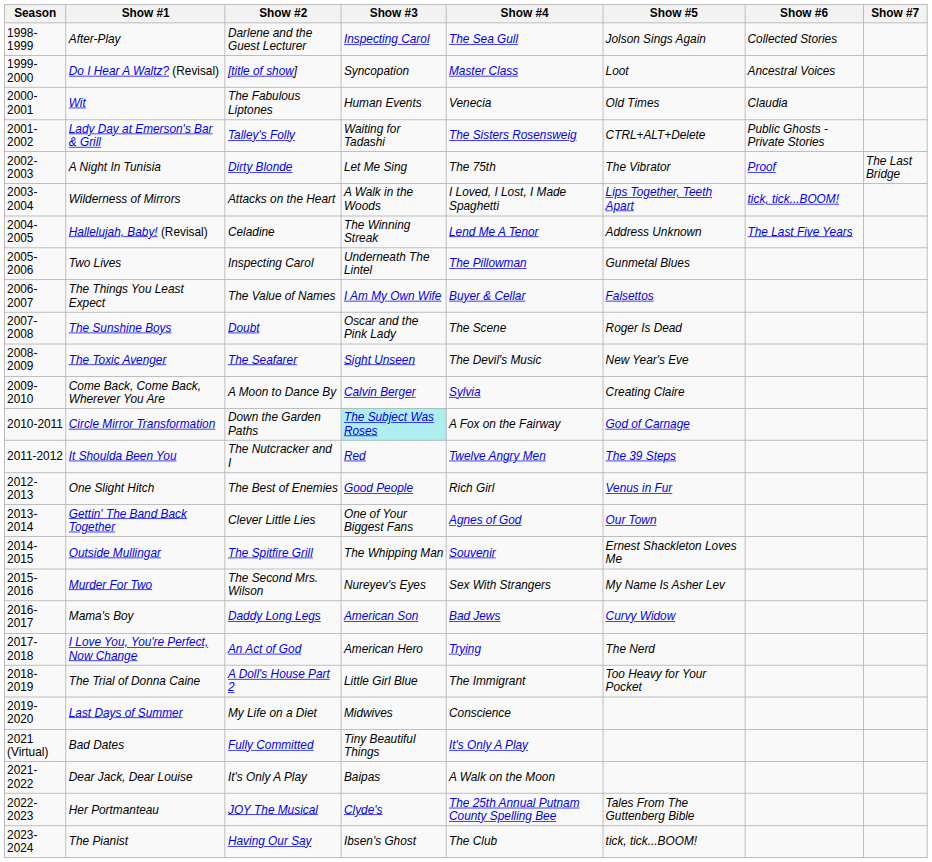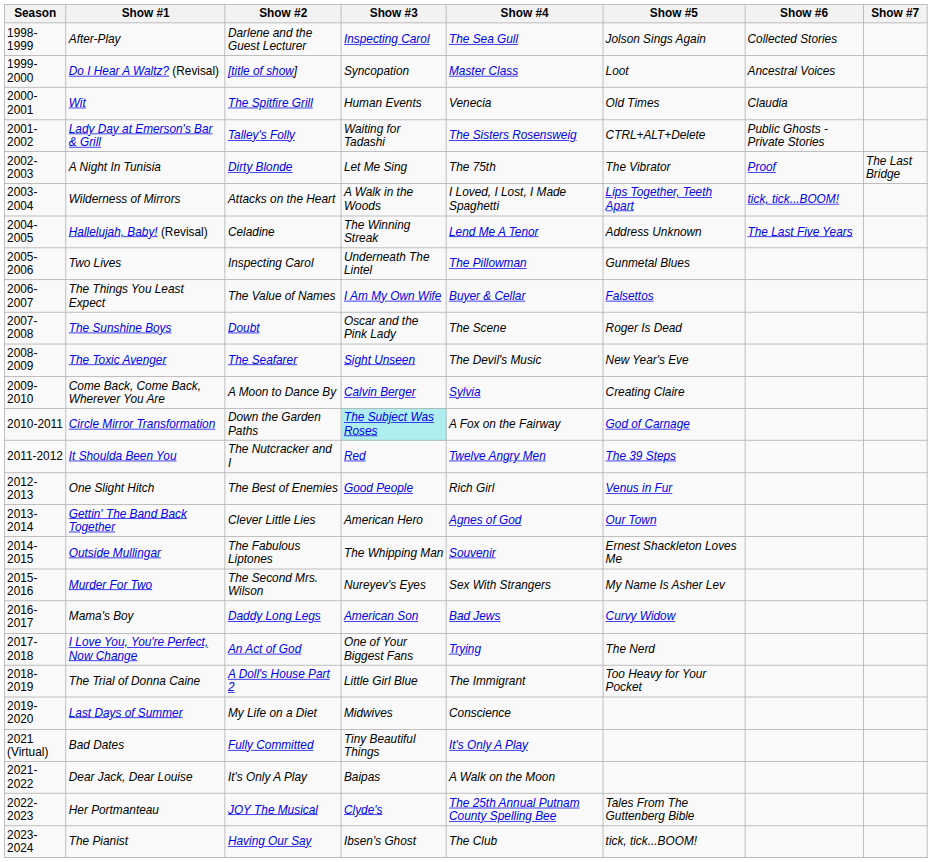(264, 103) The Fabulous Liptones -> (270, 103) The Spitfire Grill
(379, 520) One of Your Biggest Fans -> (383, 520) American Hero
(270, 552) The Spitfire Grill -> (264, 552) The Fabulous Liptones
(383, 649) American Hero -> (379, 649) One of Your Biggest Fans
